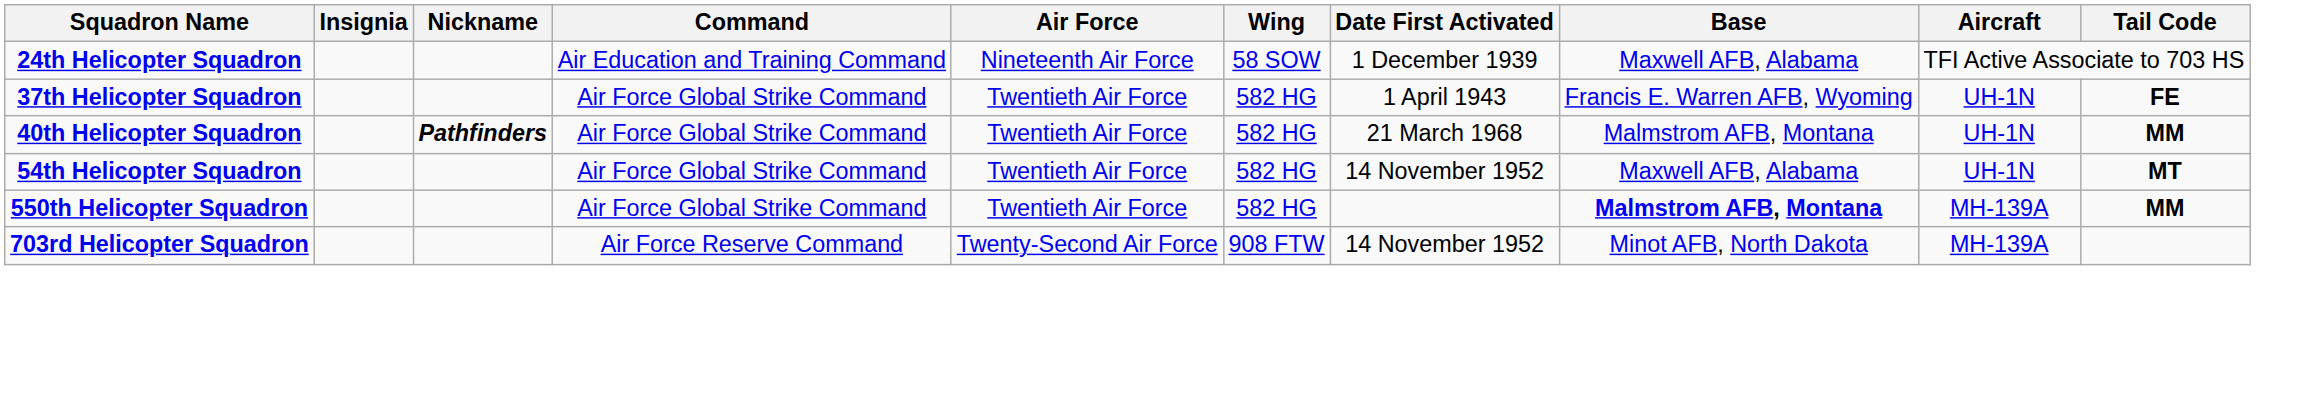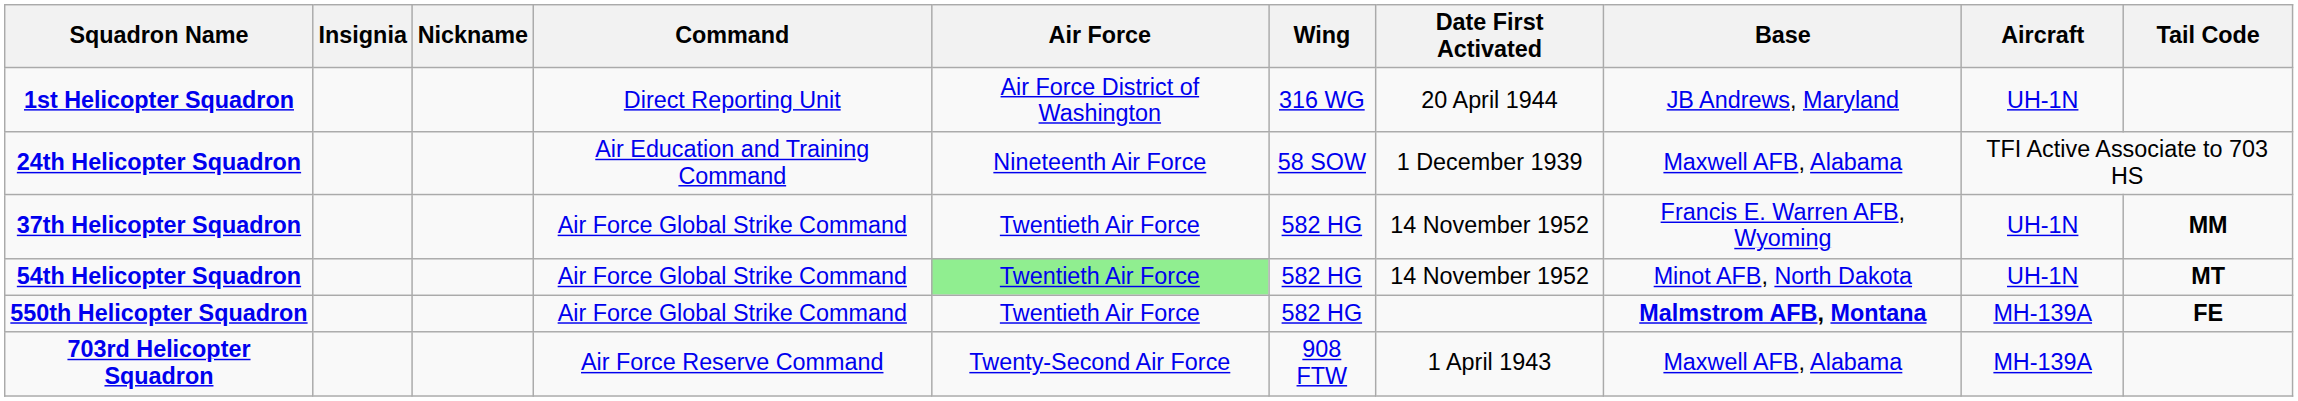+ row: (159, 99)
(1445, 97) 1 April 1943 -> (1490, 226) 14 November 1952
(2165, 97) FE -> (2208, 226) MM
- row: (159, 134)
(1087, 171) no background -> (1100, 276) lightgreen background
(1739, 171) Maxwell AFB, Alabama -> (1783, 276) Minot AFB, North Dakota
(2165, 208) MM -> (2208, 313) FE
(1445, 245) 14 November 1952 -> (1490, 363) 1 April 1943
(1739, 245) Minot AFB, North Dakota -> (1783, 363) Maxwell AFB, Alabama
